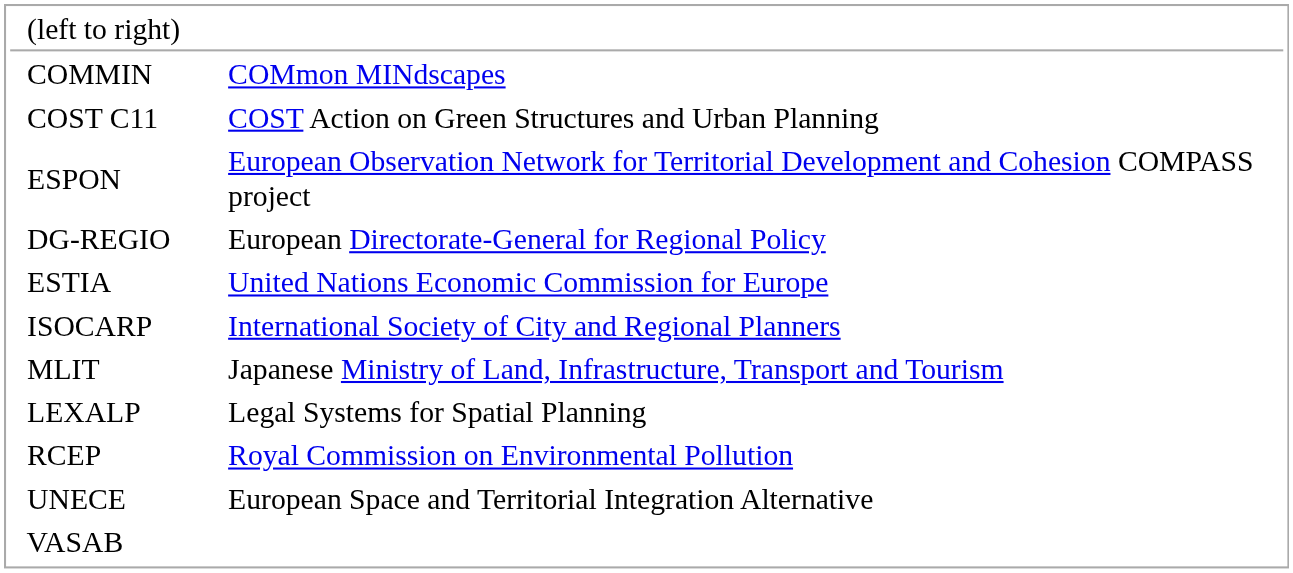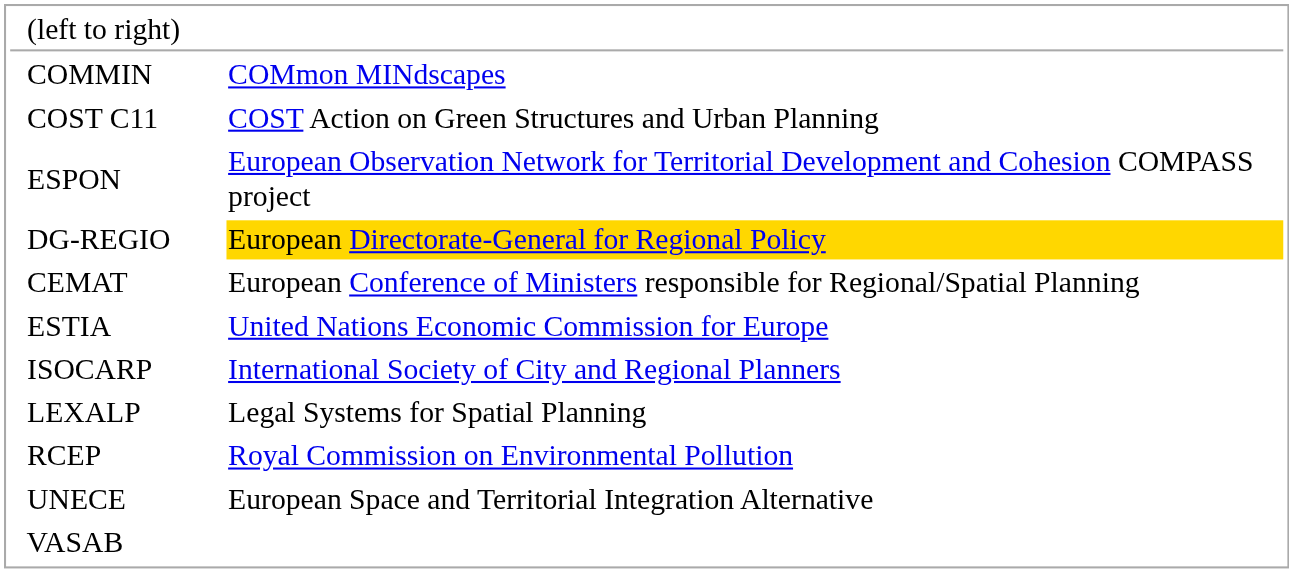(527, 239) no background -> (527, 239) gold background
+ row: (70, 282)
- row: (56, 369)
